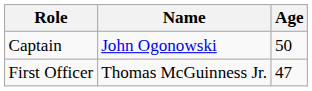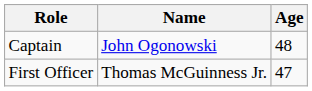(284, 45) 50 -> (284, 45) 48
